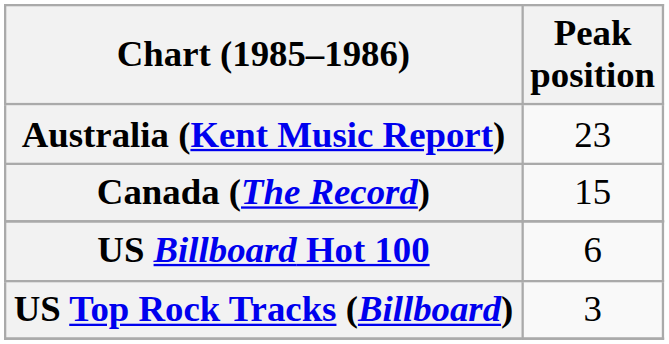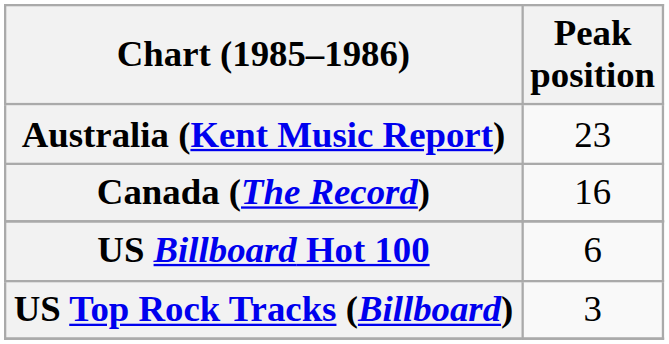(593, 191) 15 -> (593, 191) 16
